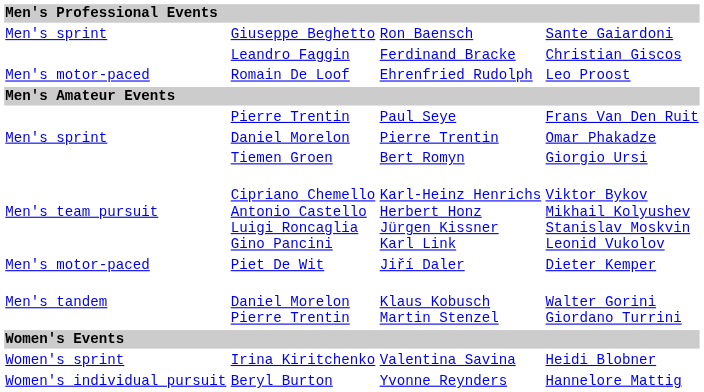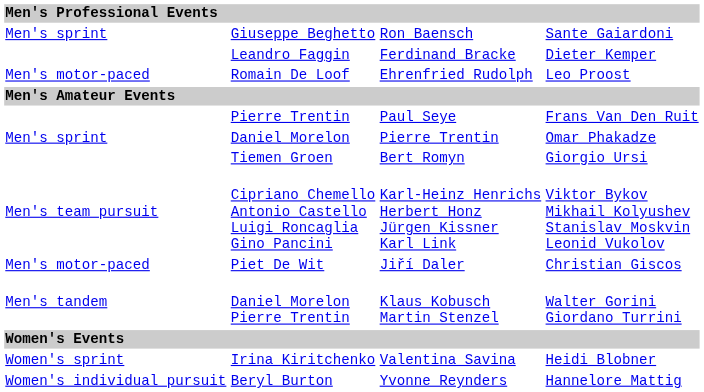(614, 55) Christian Giscos -> (601, 55) Dieter Kemper
(601, 265) Dieter Kemper -> (614, 265) Christian Giscos
